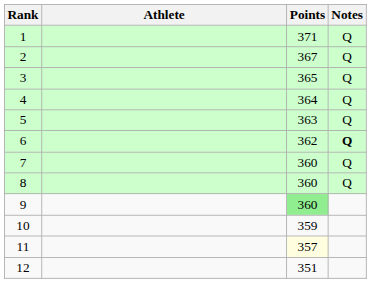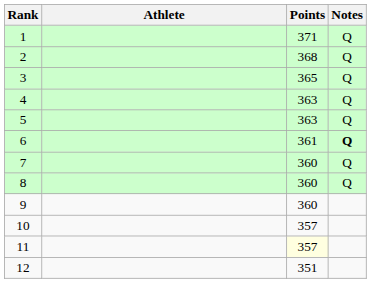(307, 57) 367 -> (307, 57) 368
(307, 99) 364 -> (307, 99) 363
(307, 141) 362 -> (307, 141) 361
(307, 204) lightgreen background -> (307, 204) no background
(307, 225) 359 -> (307, 225) 357
